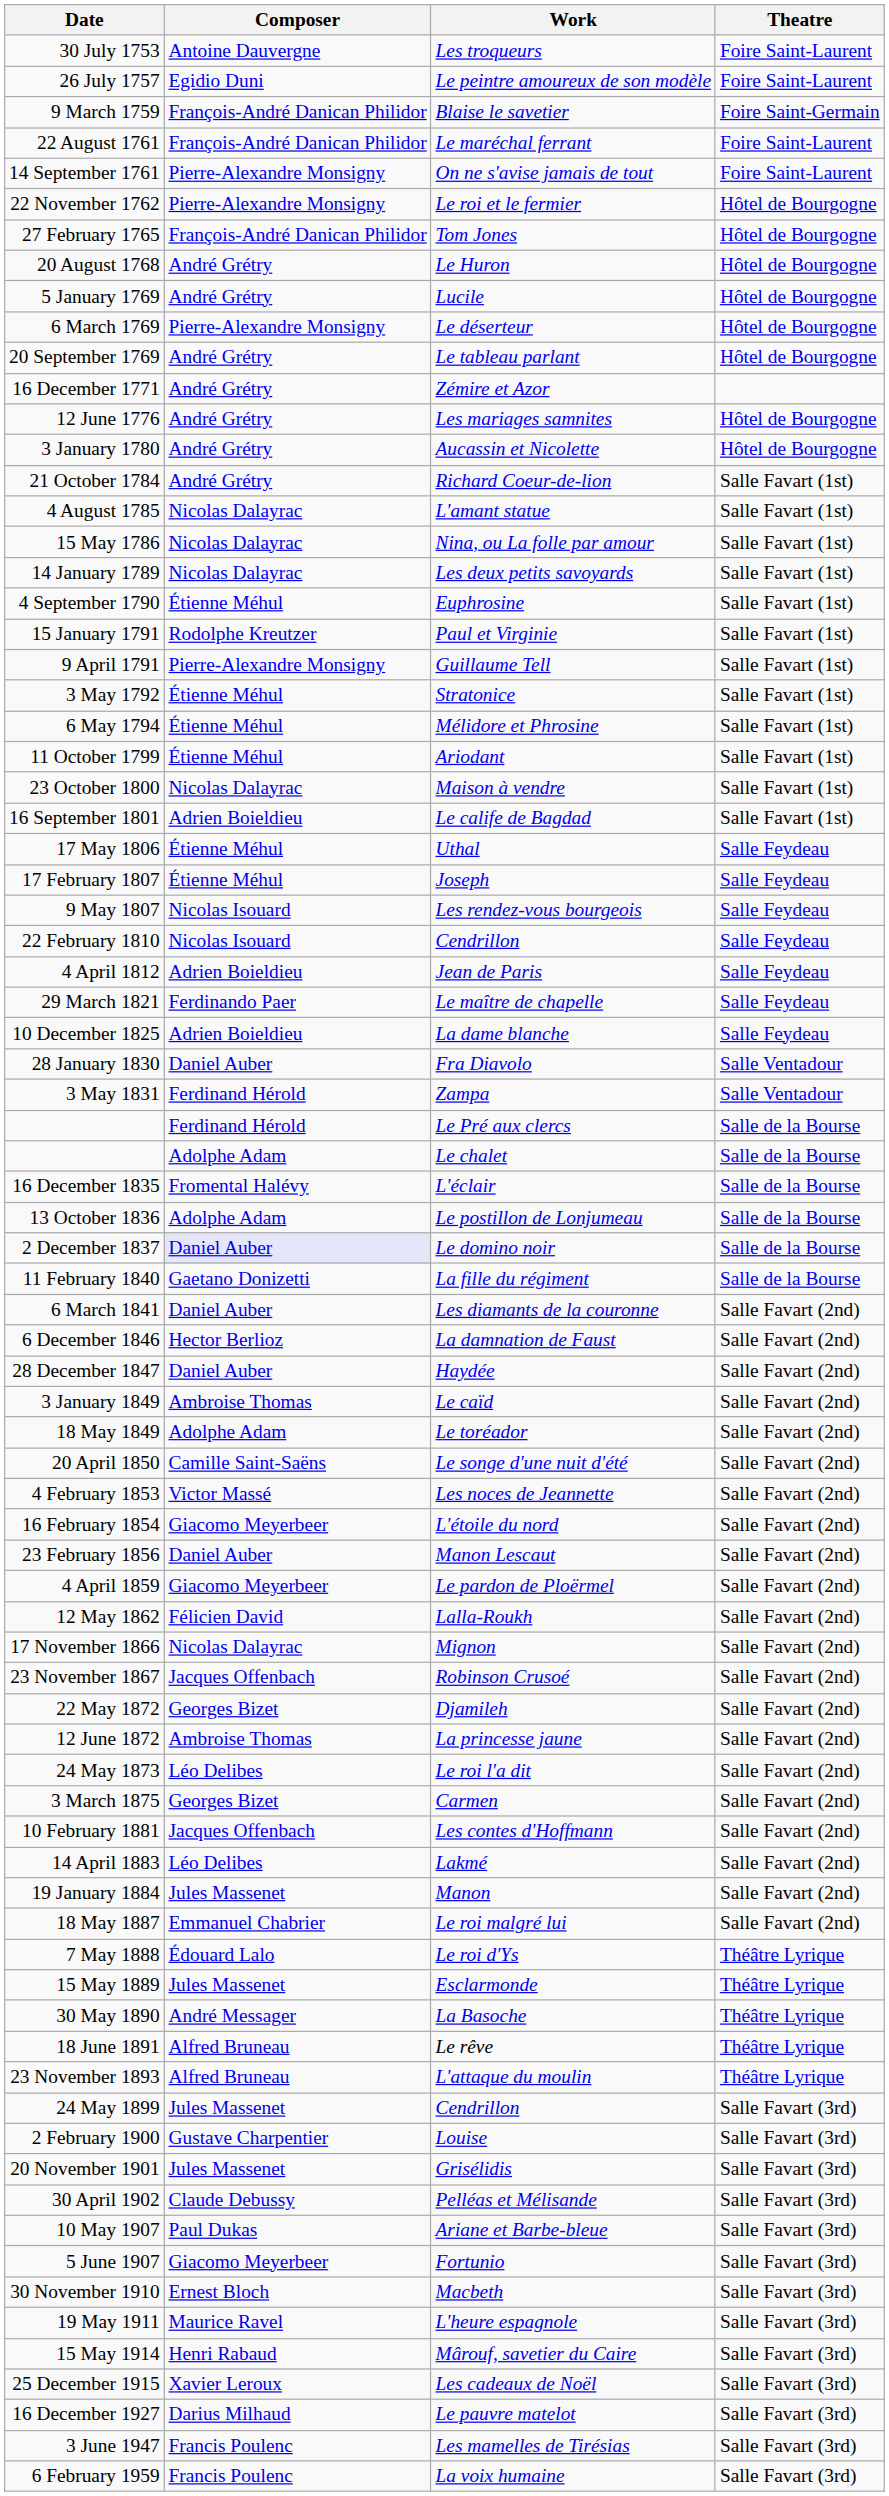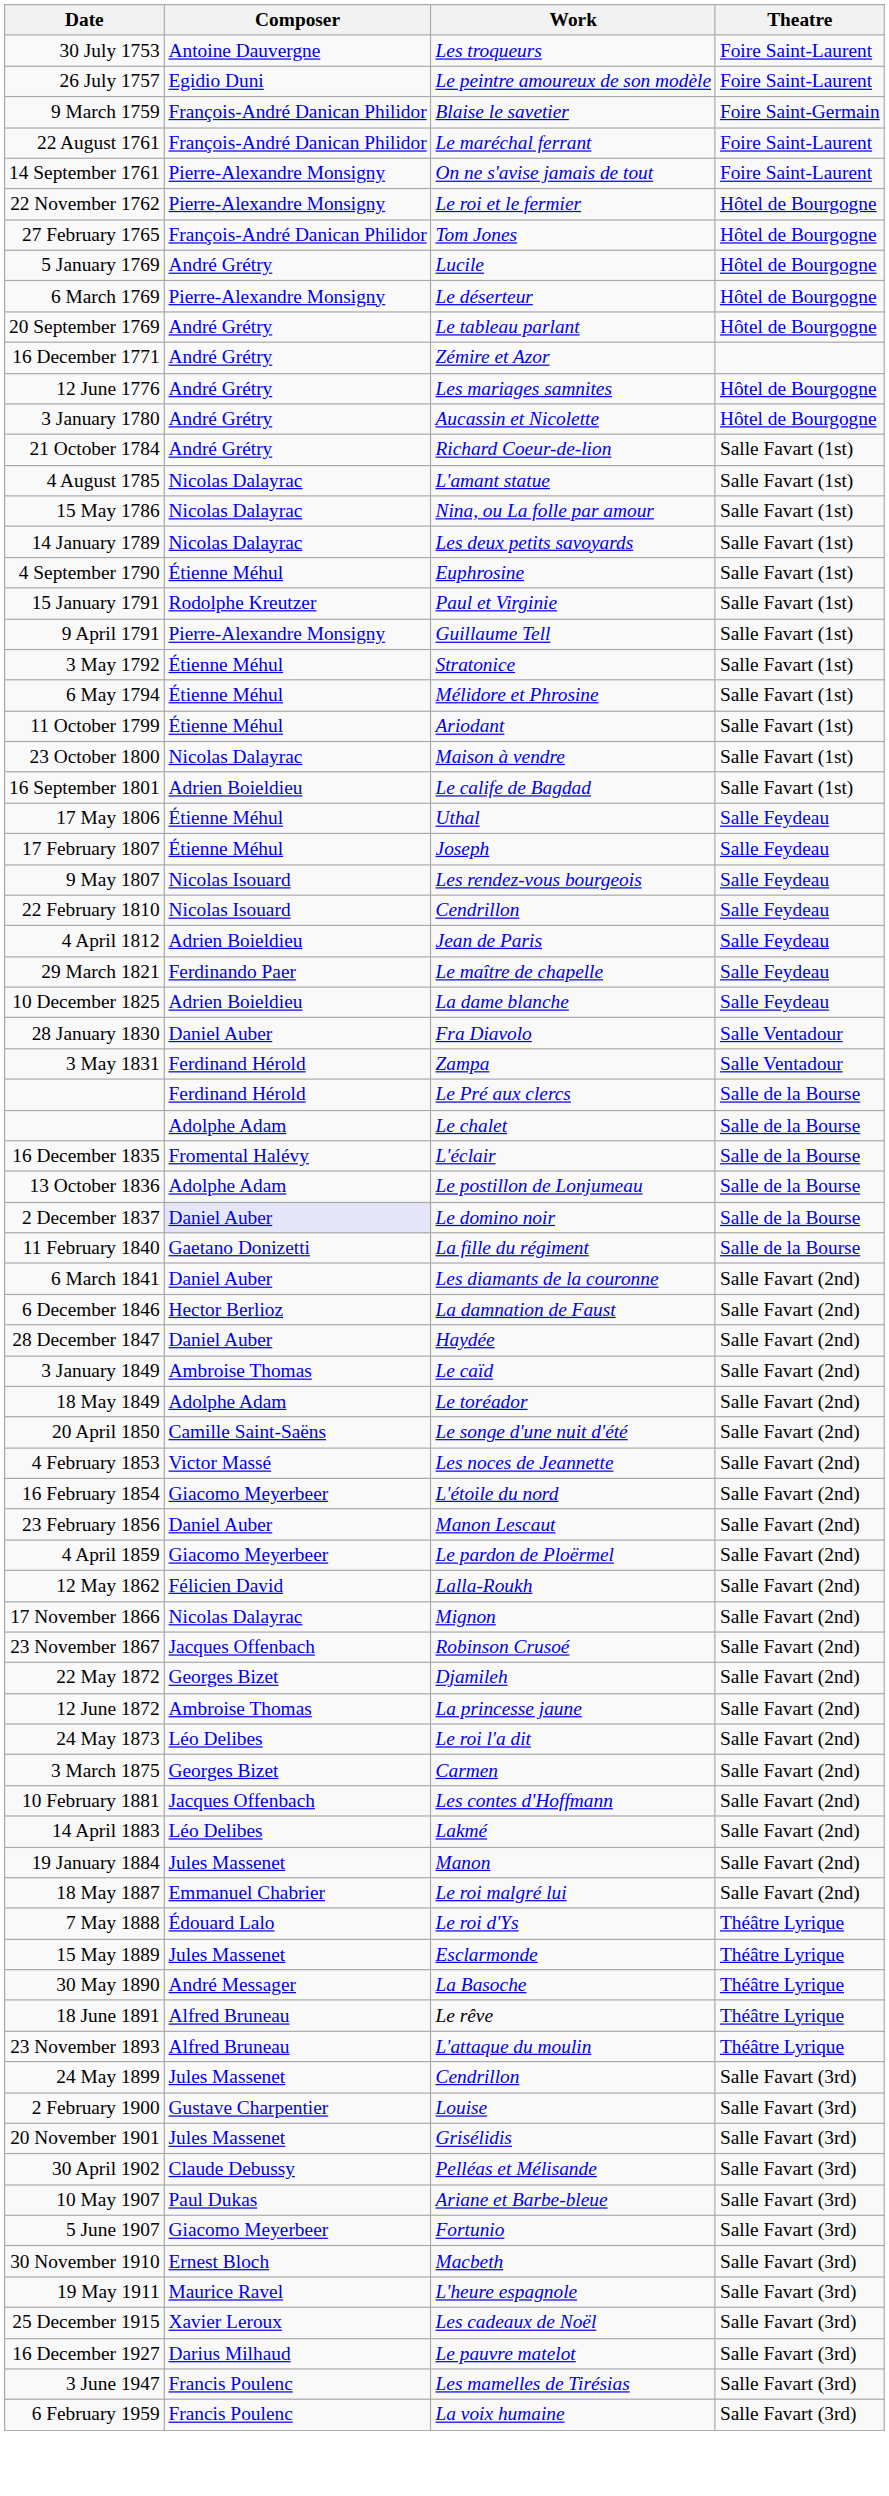- row: (98, 265)
- row: (108, 2353)
